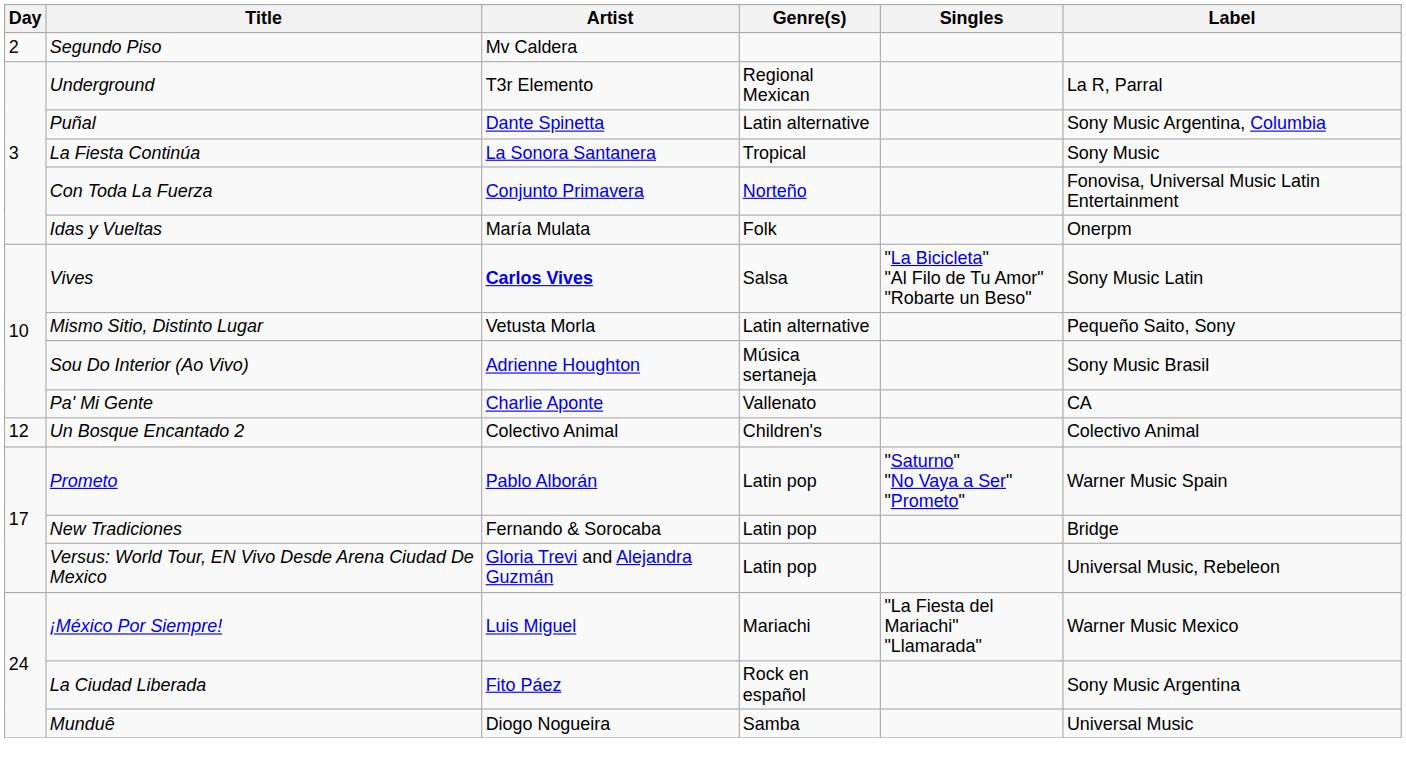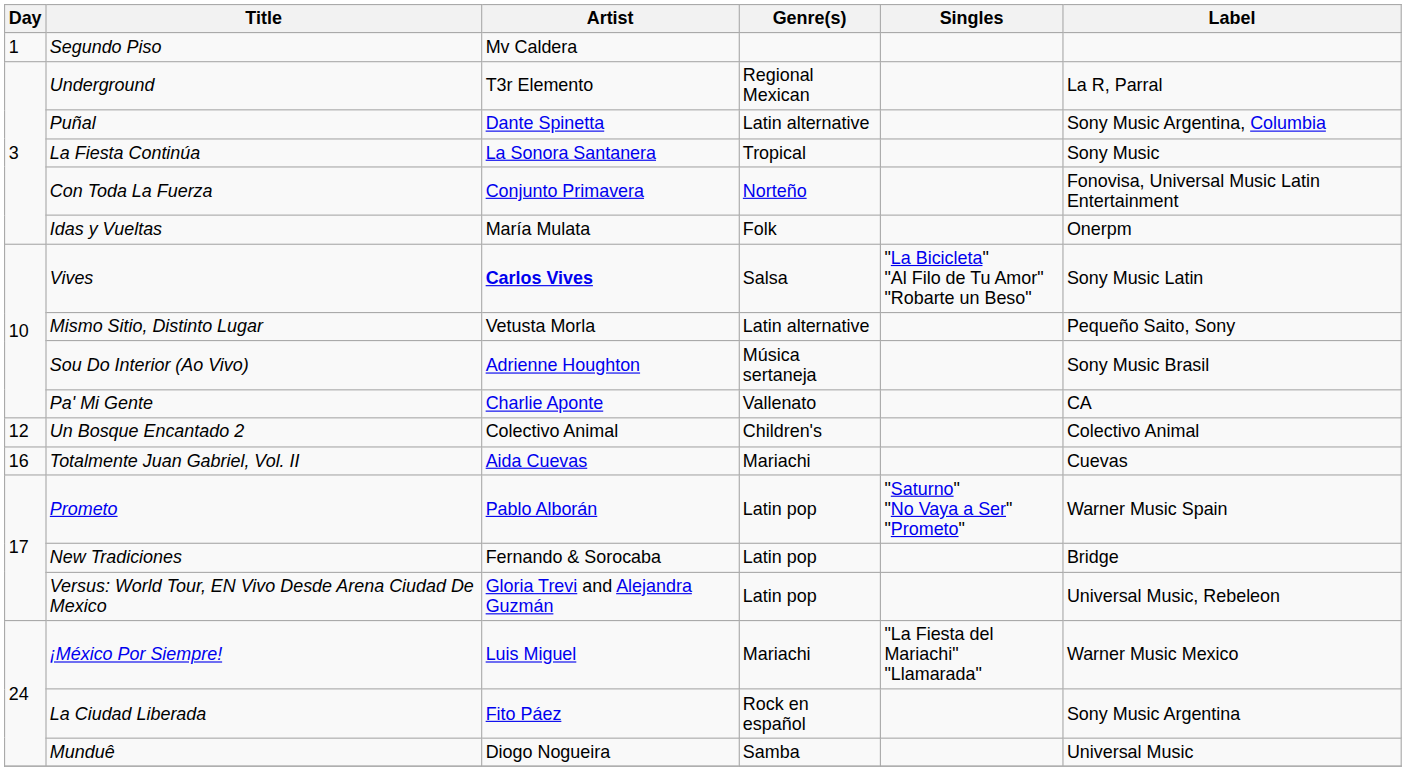(14, 47) 2 -> (14, 47) 1
+ row: (175, 460)
